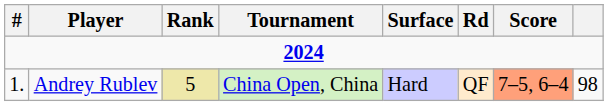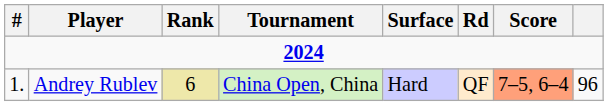(190, 84) 5 -> (190, 84) 6
(588, 84) 98 -> (588, 84) 96
